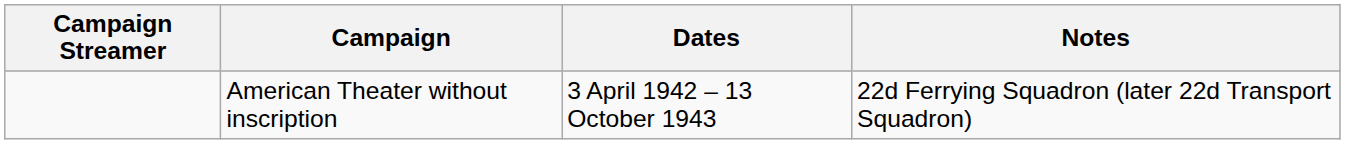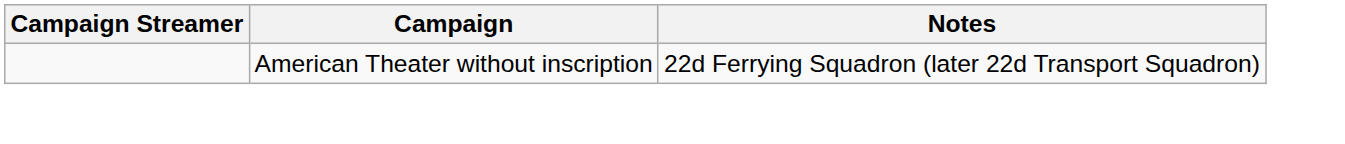- column: (706, 37)
